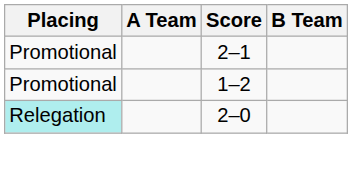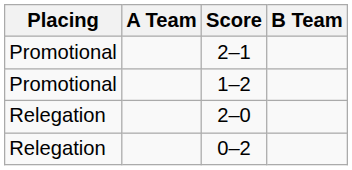(57, 116) paleturquoise background -> (57, 116) no background
+ row: (234, 148)
